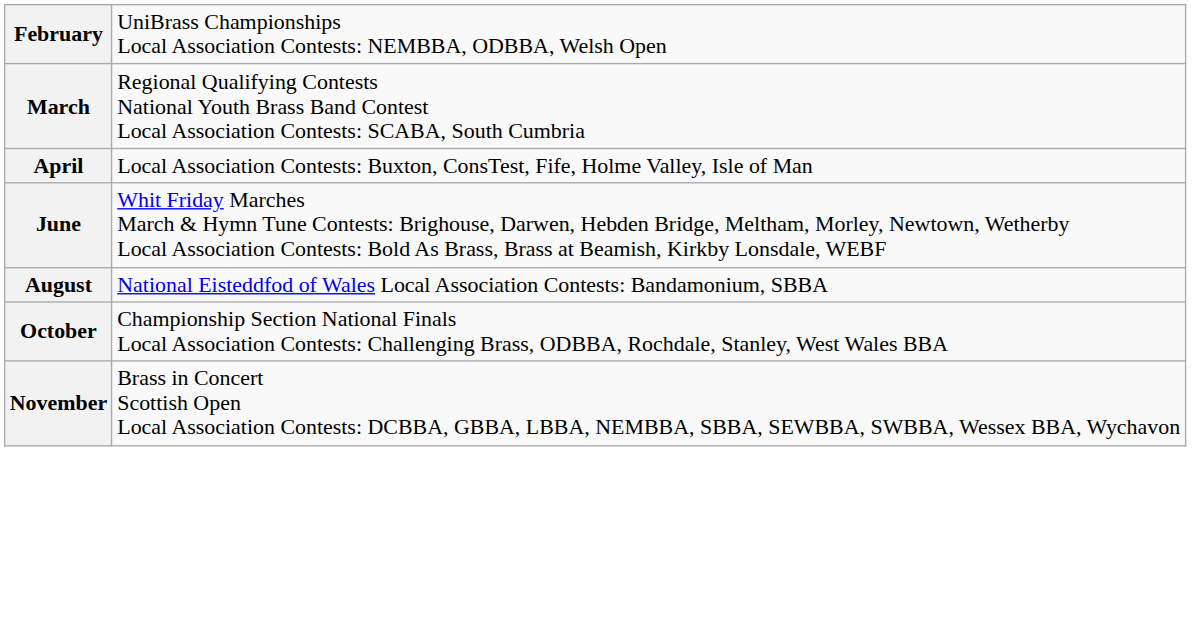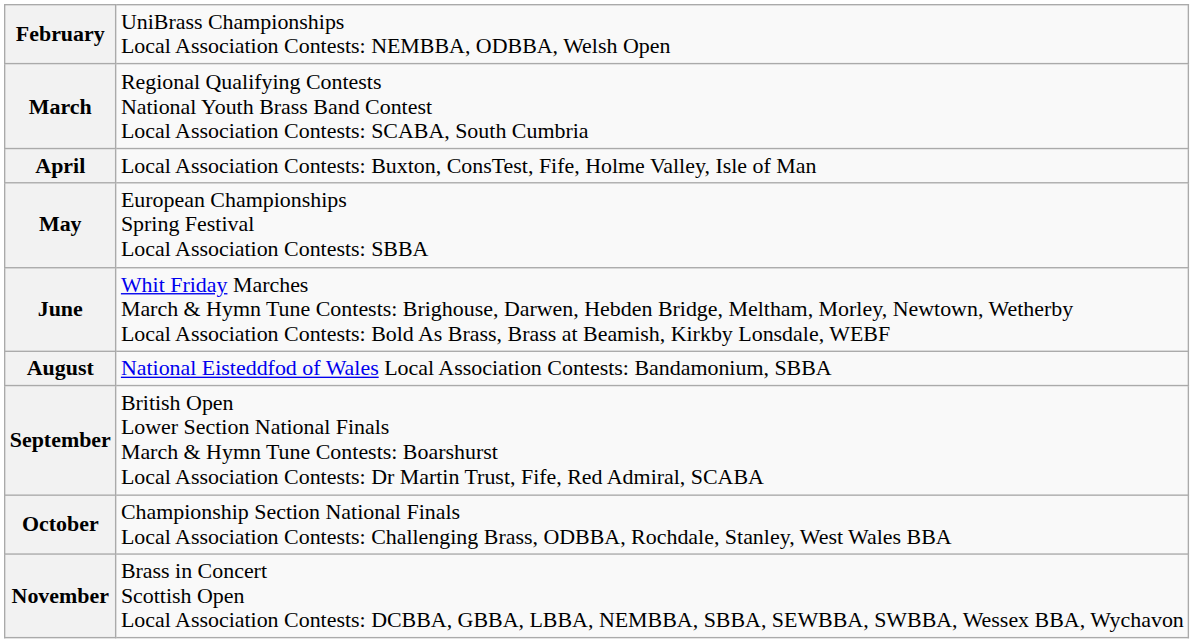+ row: (60, 224)
+ row: (60, 440)
